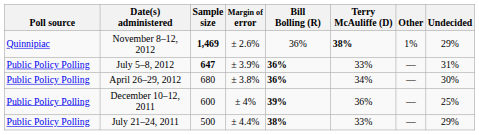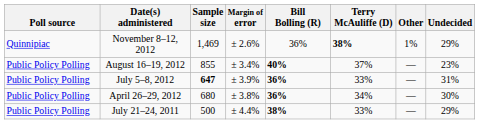(208, 44) bold -> (208, 44) normal
+ row: (145, 65)
- row: (145, 101)
